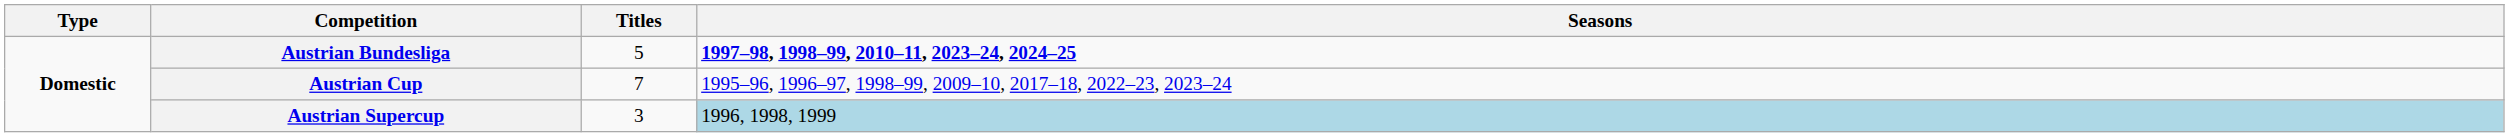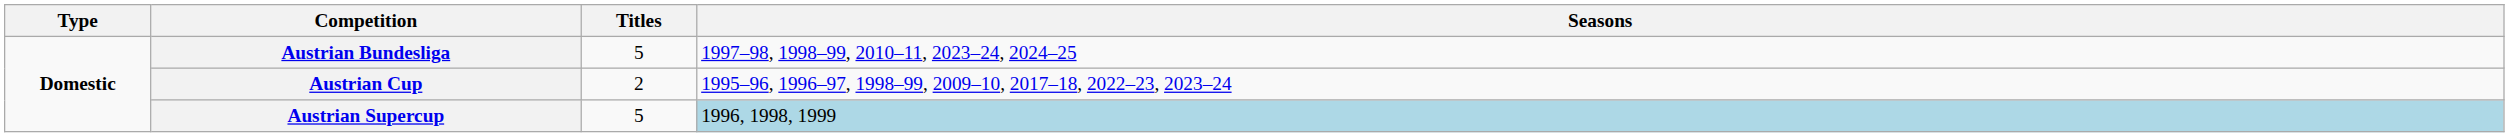(889, 52) bold -> (889, 52) normal
(639, 84) 7 -> (639, 84) 2
(639, 116) 3 -> (639, 116) 5
